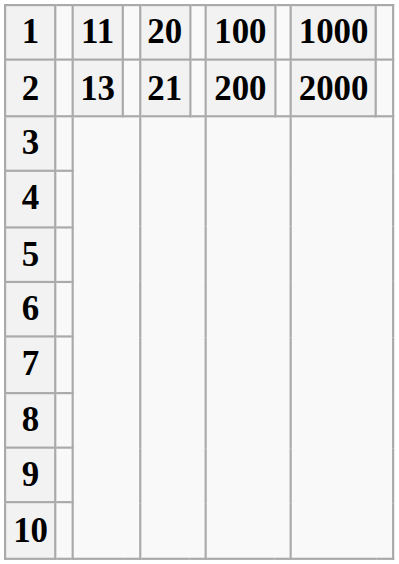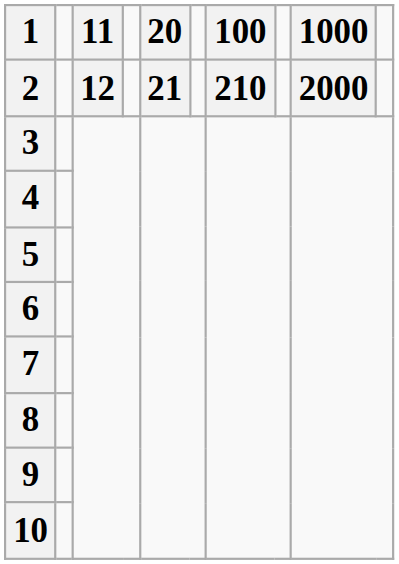(98, 87) 13 -> (98, 87) 12
(240, 87) 200 -> (240, 87) 210
